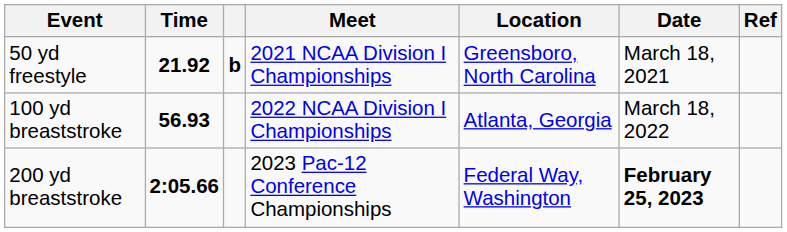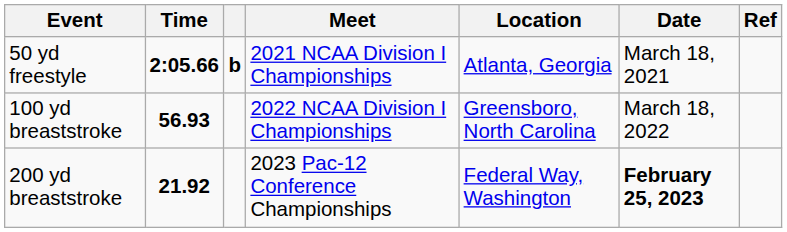(184, 64) 21.92 -> (184, 64) 2:05.66
(530, 64) Greensboro, North Carolina -> (538, 64) Atlanta, Georgia
(538, 120) Atlanta, Georgia -> (530, 120) Greensboro, North Carolina
(184, 187) 2:05.66 -> (184, 187) 21.92
